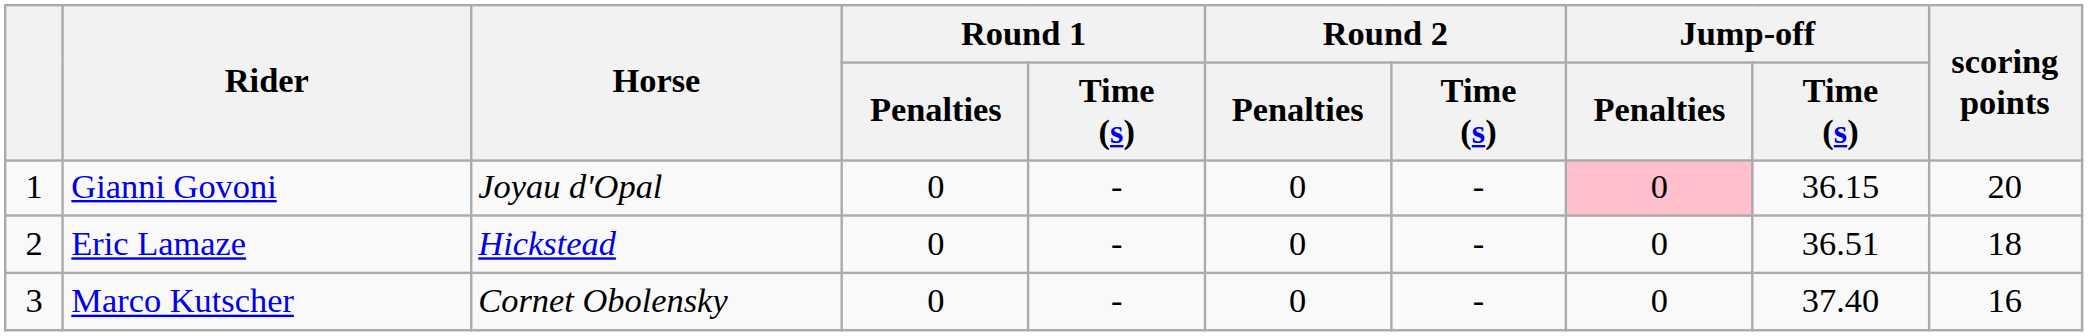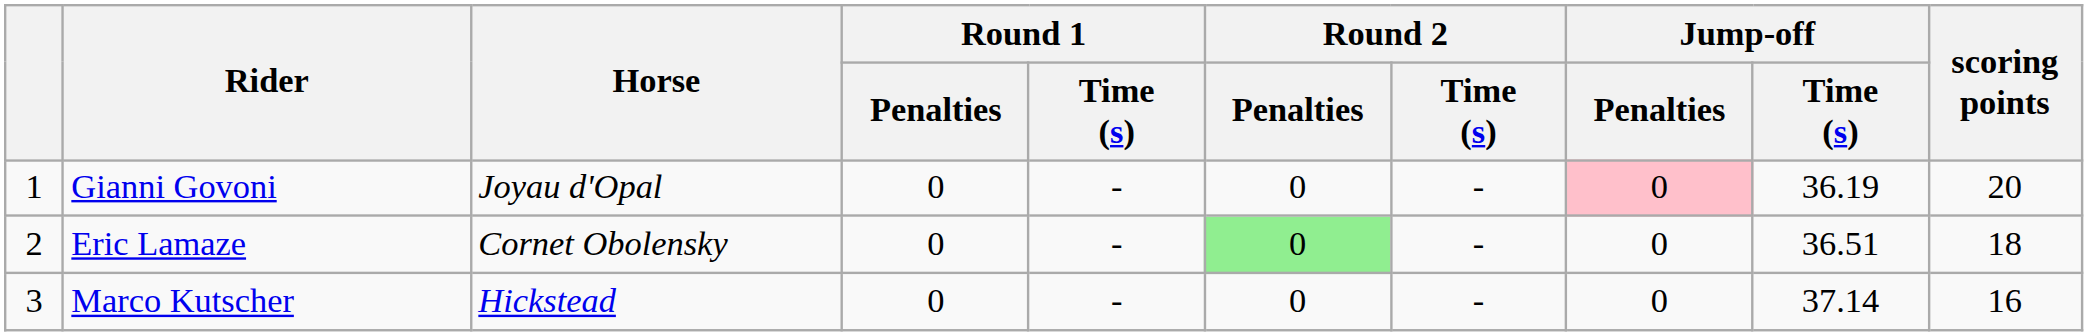(1841, 187) 36.15 -> (1841, 187) 36.19
(547, 244) Hickstead -> (603, 244) Cornet Obolensky
(1298, 244) no background -> (1298, 244) lightgreen background
(603, 300) Cornet Obolensky -> (547, 300) Hickstead
(1841, 300) 37.40 -> (1841, 300) 37.14
